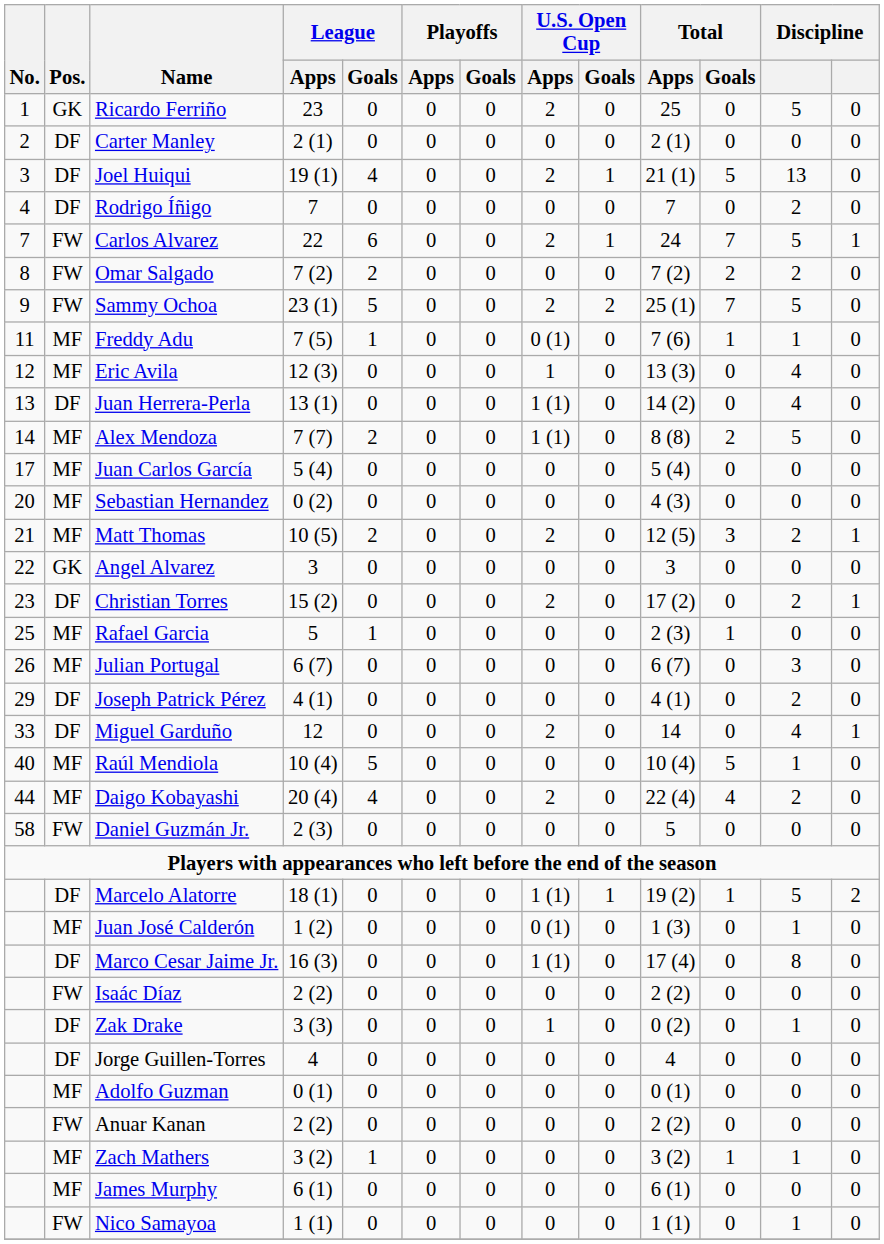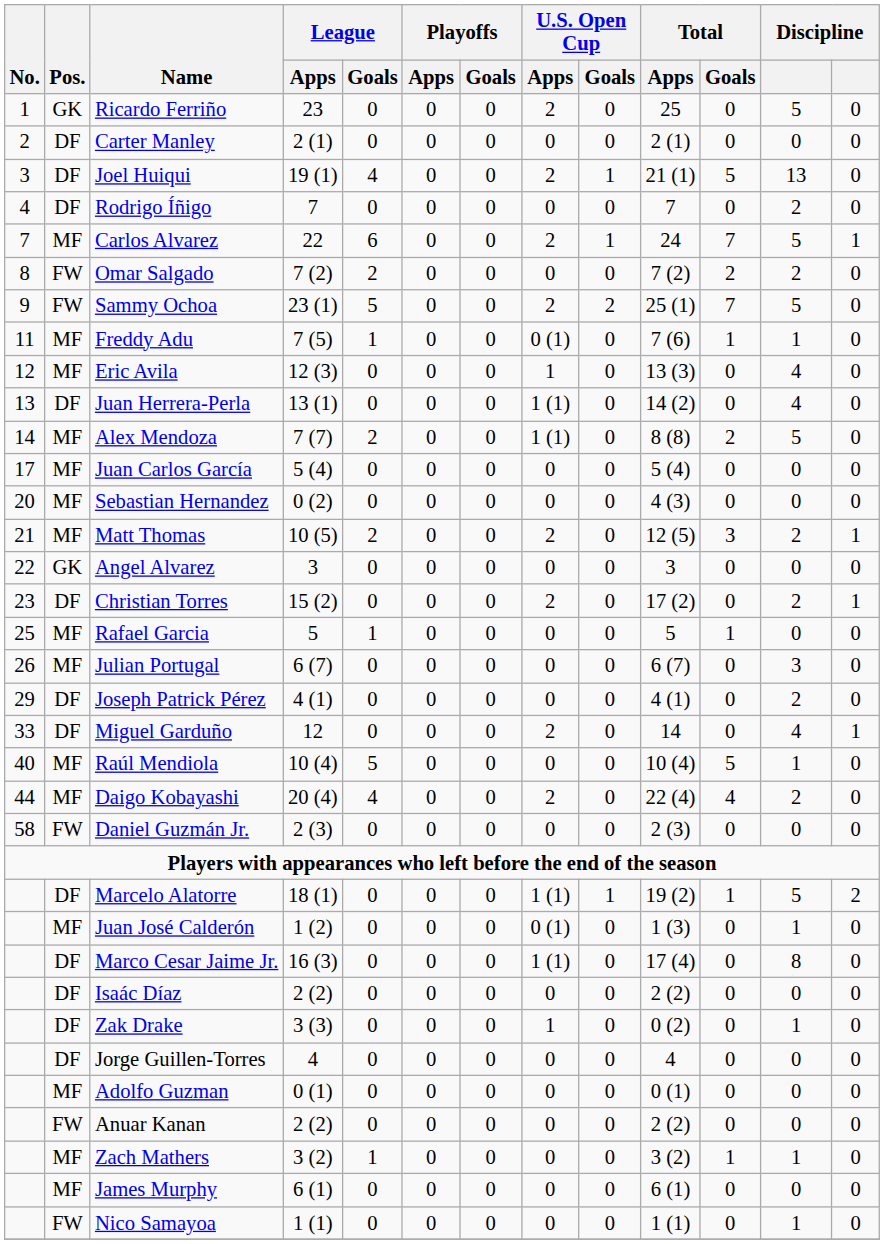(67, 240) FW -> (67, 240) MF
(671, 633) 2 (3) -> (671, 633) 5
(671, 829) 5 -> (671, 829) 2 (3)
(67, 993) FW -> (67, 993) DF
